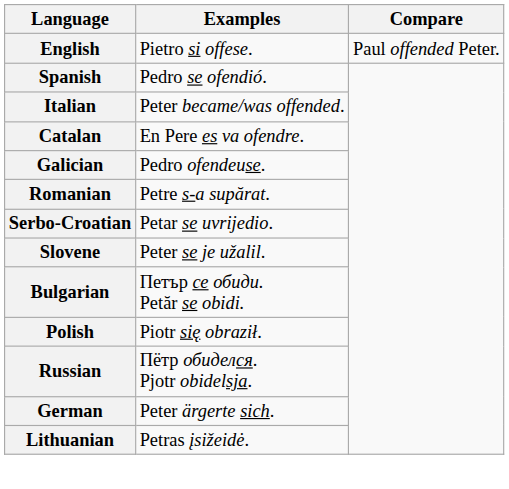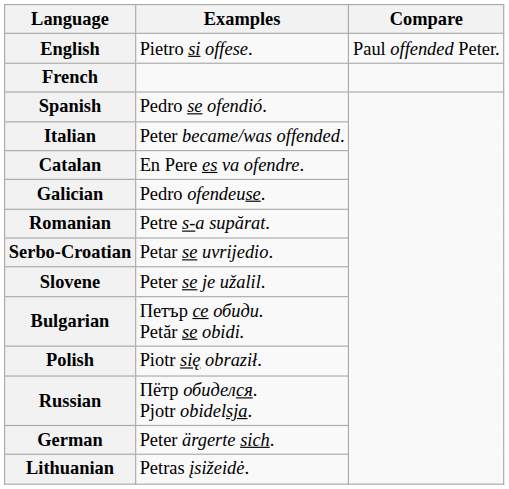+ row: (70, 77)
